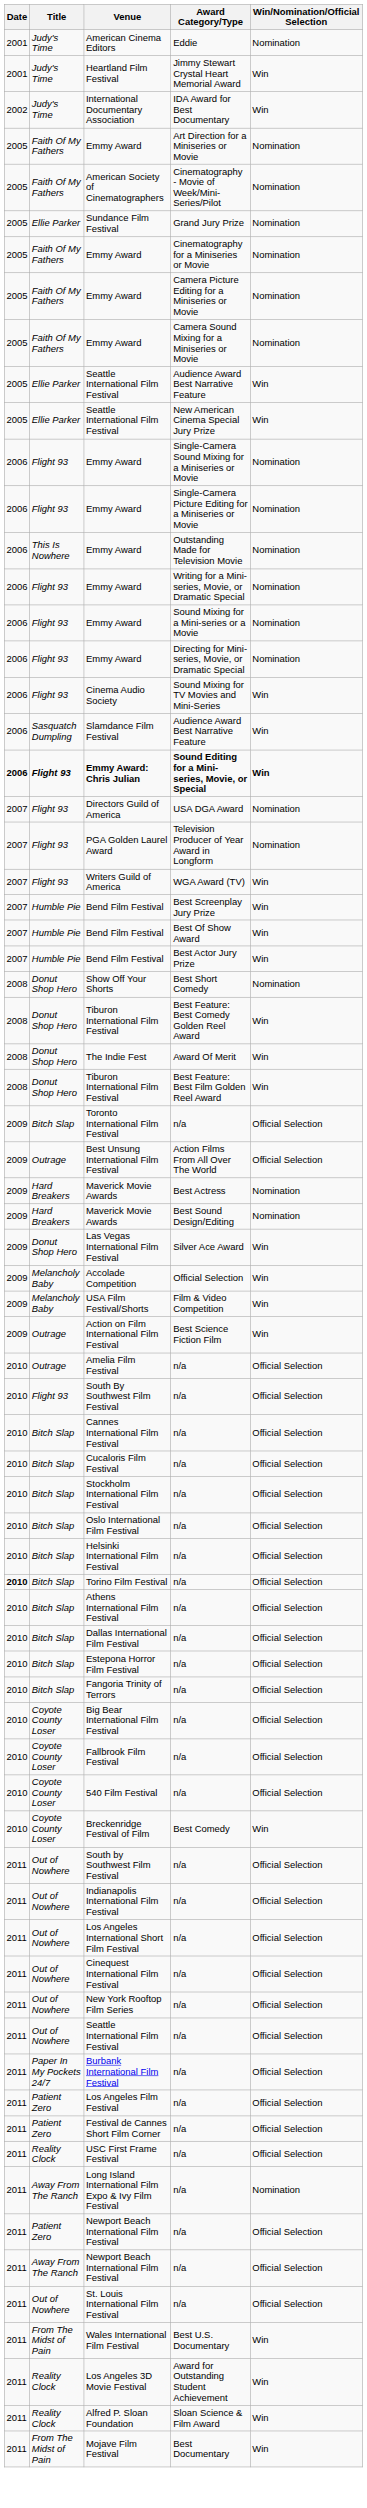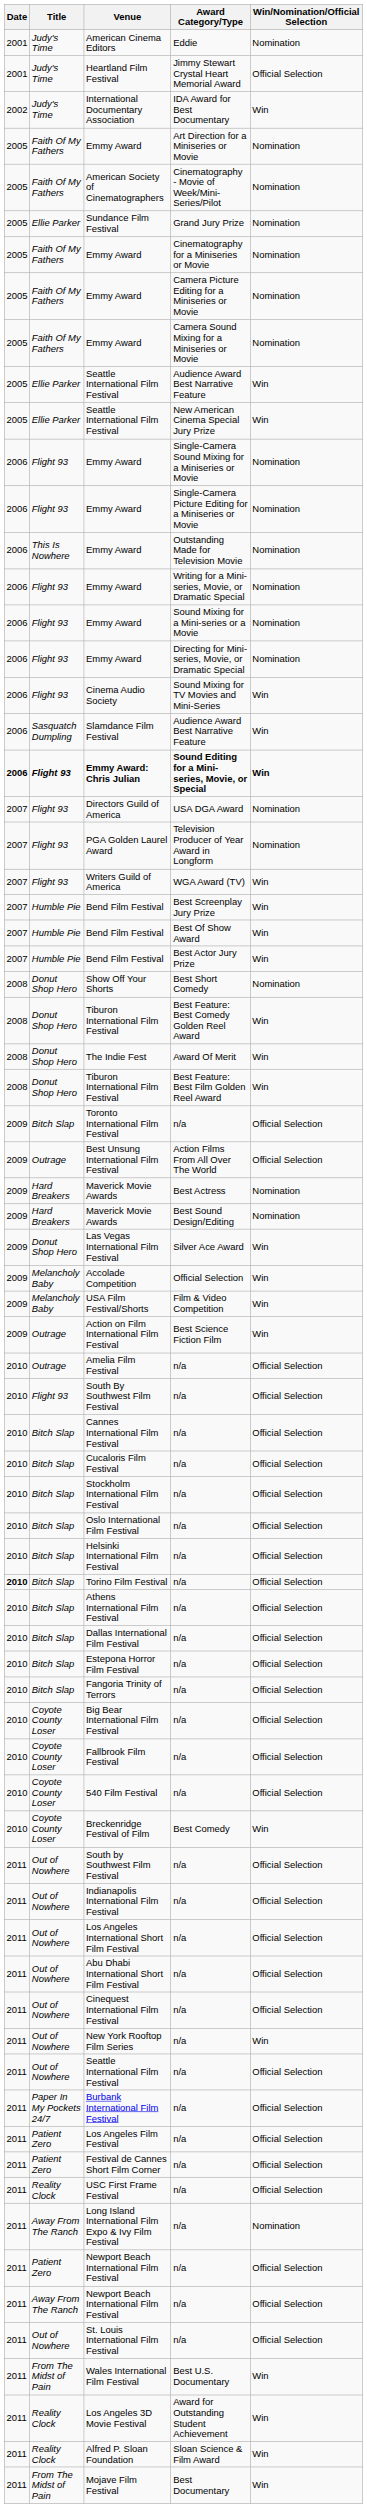(260, 73) Win -> (287, 73) Official Selection
+ row: (125, 1974)
(287, 2005) Official Selection -> (260, 2041) Win
